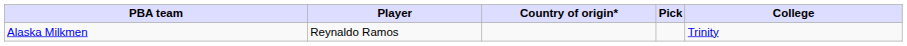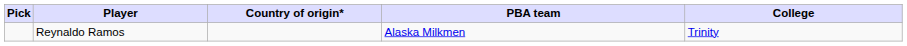columns swapped: (671, 13) <-> (156, 13)
